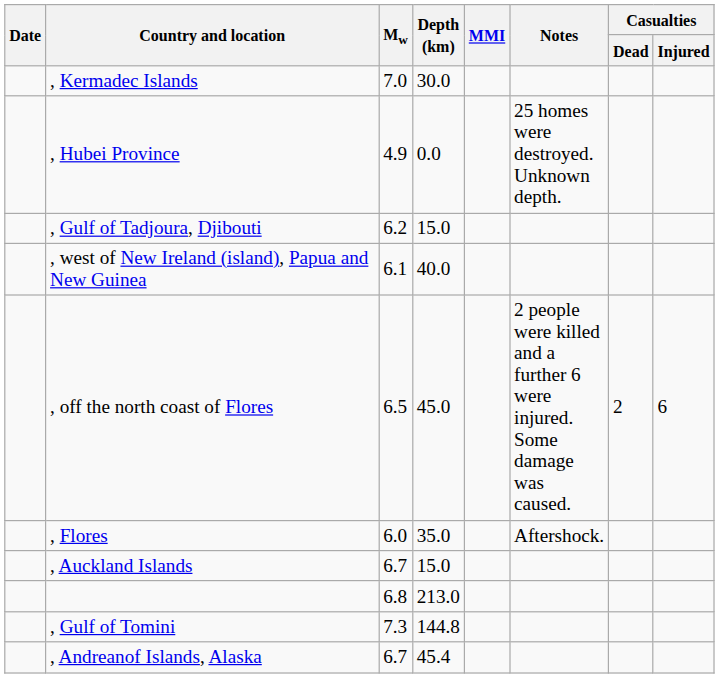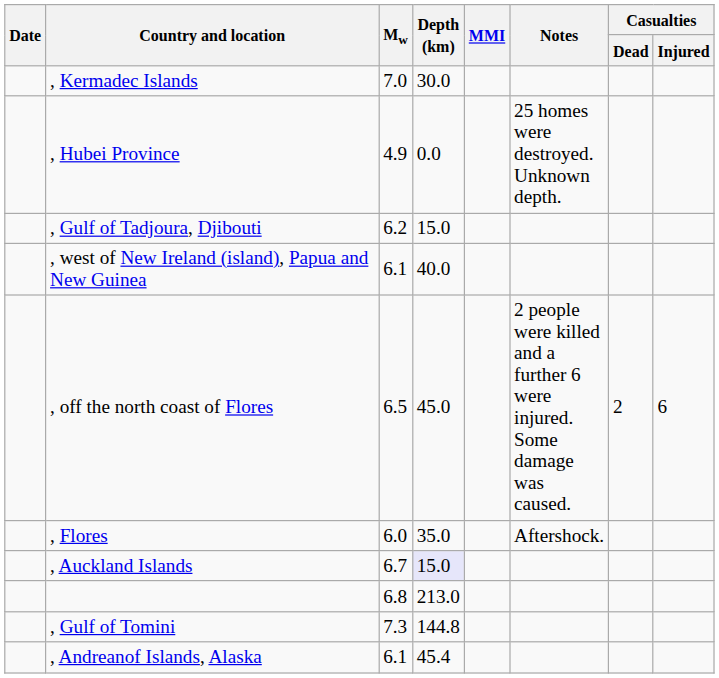(434, 565) no background -> (434, 565) lavender background
(395, 657) 6.7 -> (395, 657) 6.1
